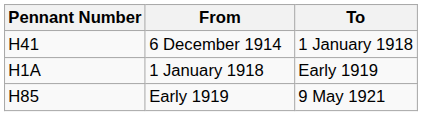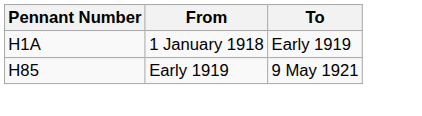- row: (220, 44)
